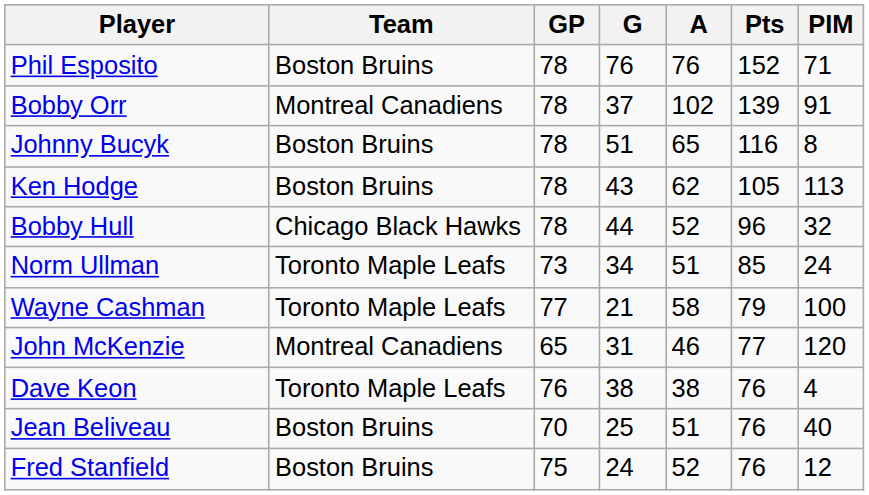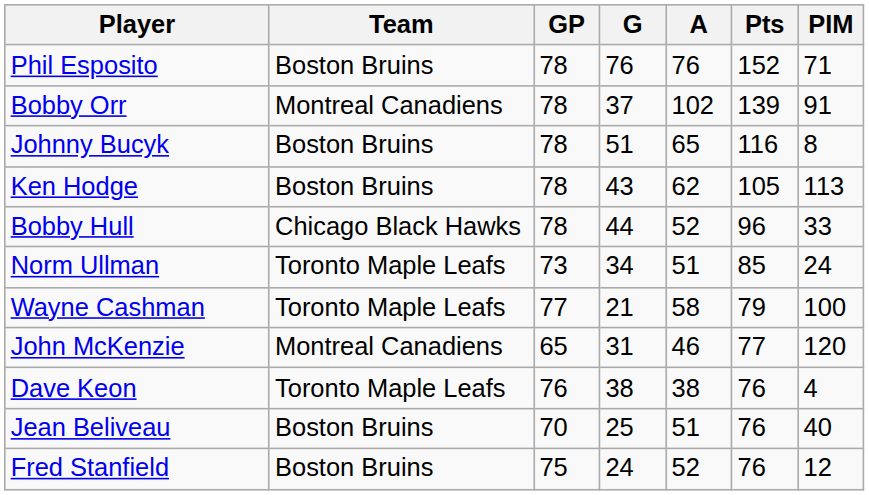(818, 226) 32 -> (818, 226) 33
